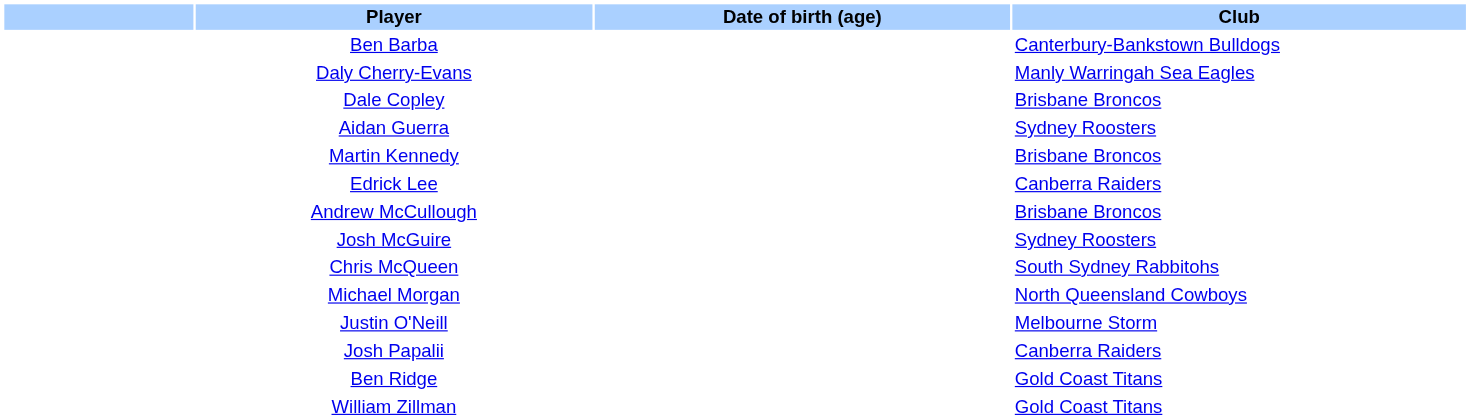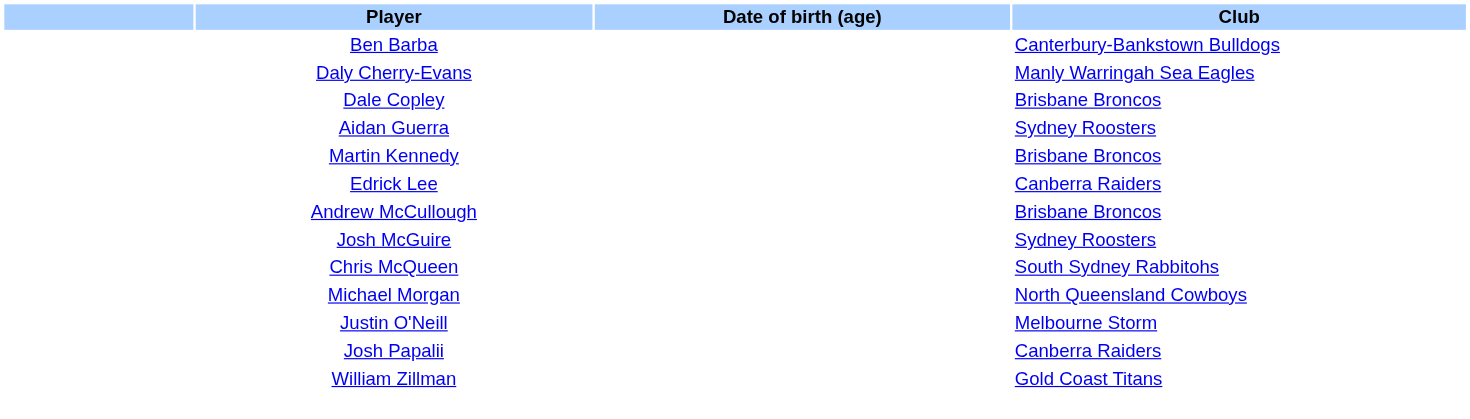- row: (394, 378)
